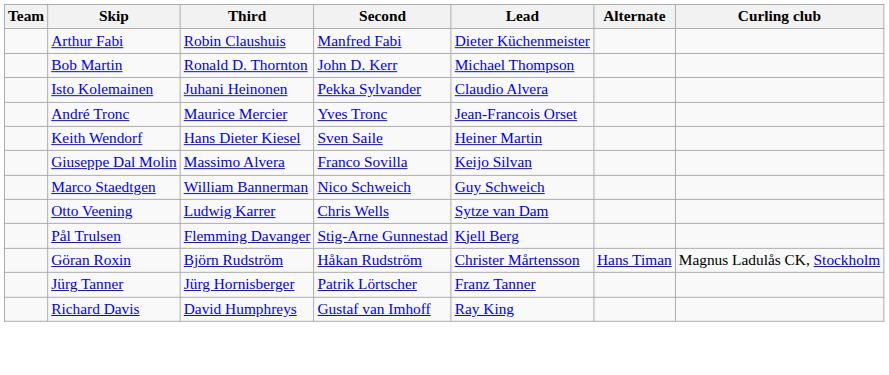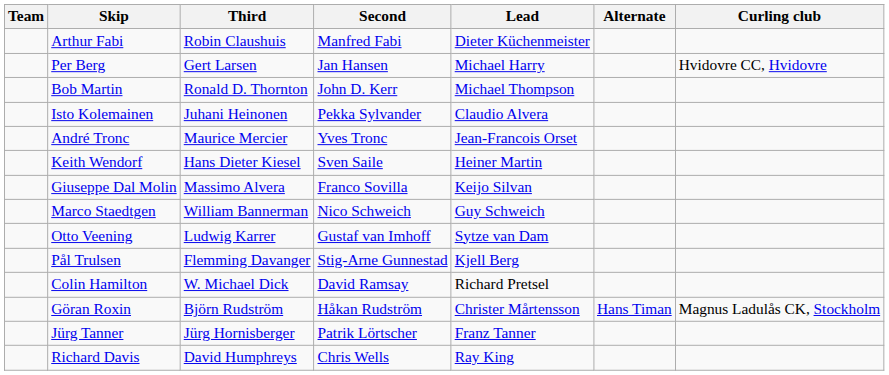+ row: (78, 65)
(353, 211) Chris Wells -> (374, 235) Gustaf van Imhoff
+ row: (99, 284)
(374, 308) Gustaf van Imhoff -> (353, 357) Chris Wells
